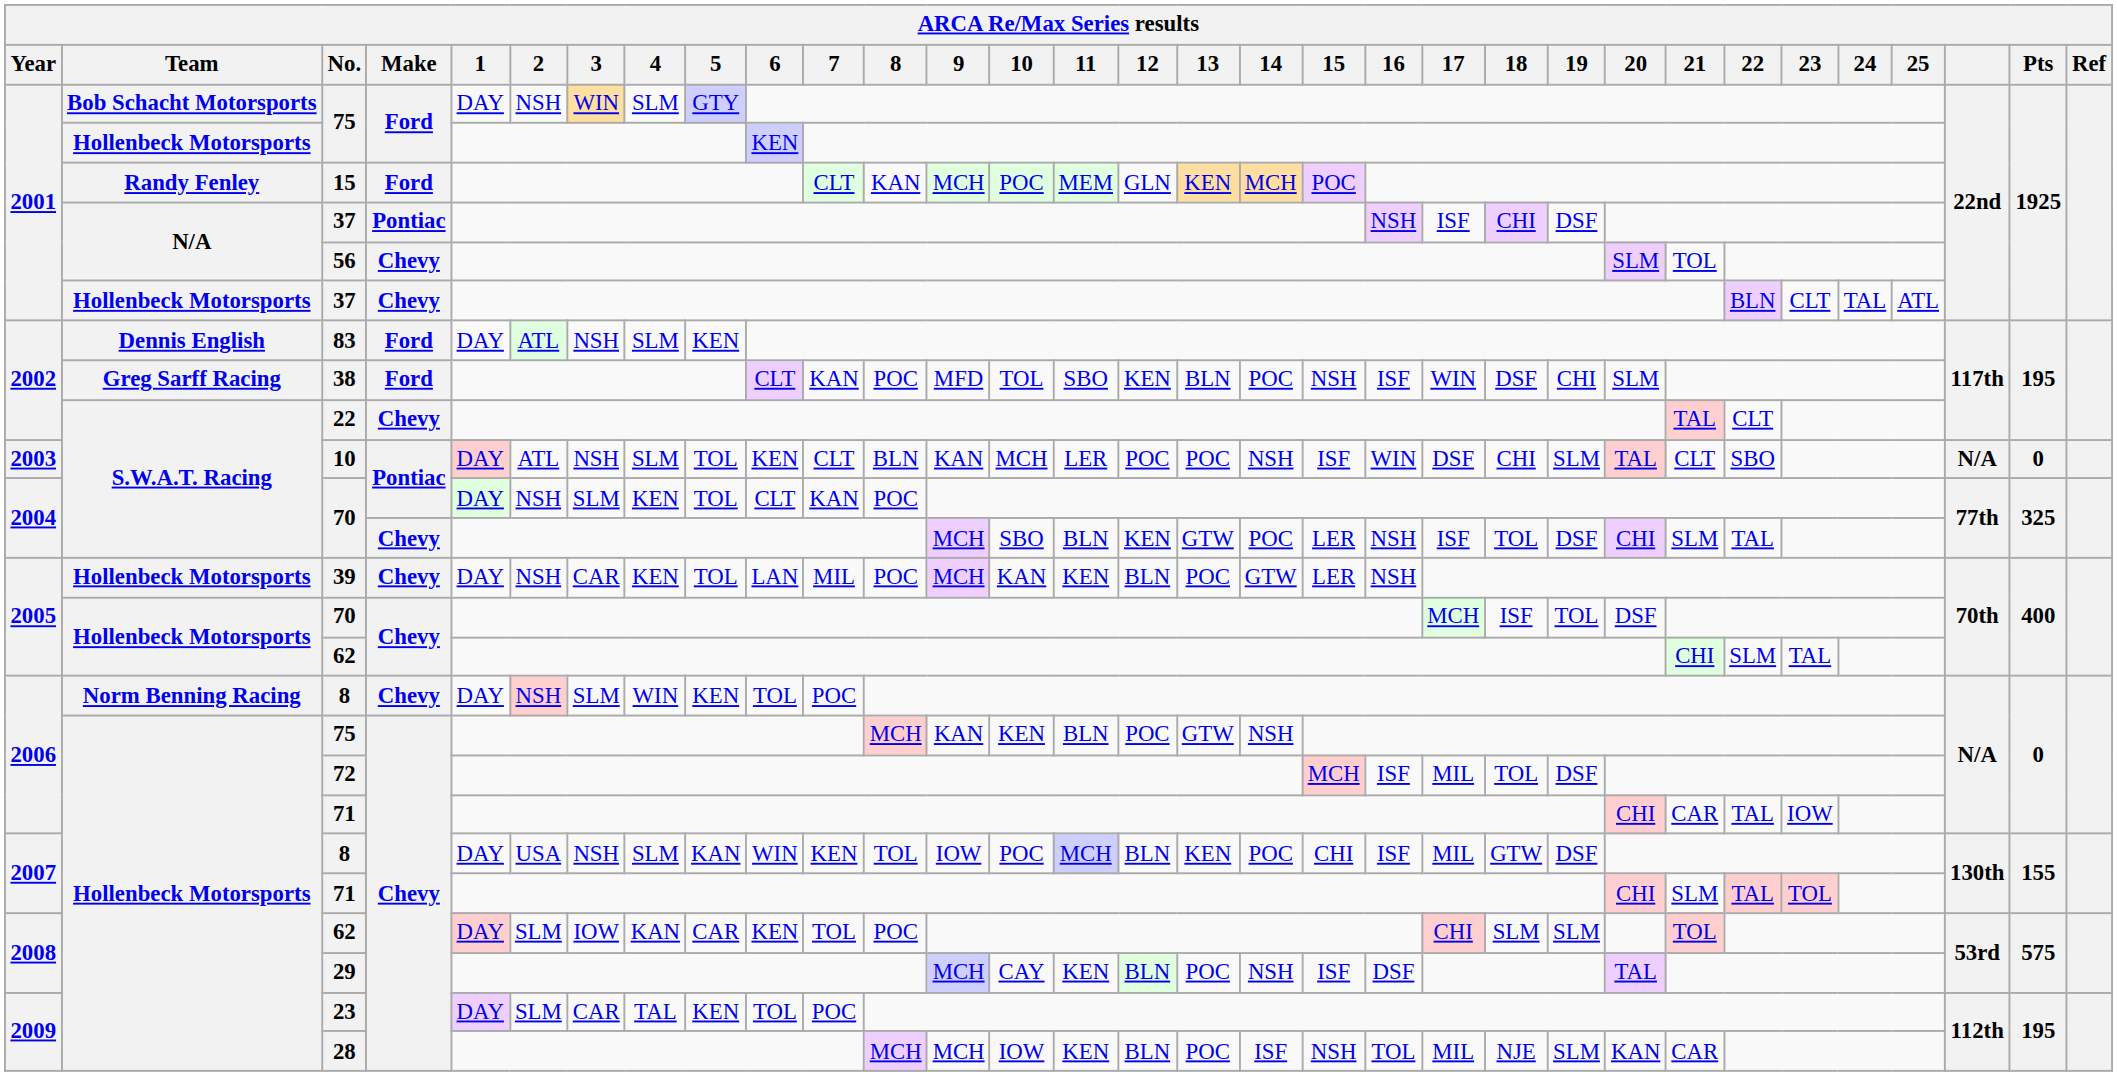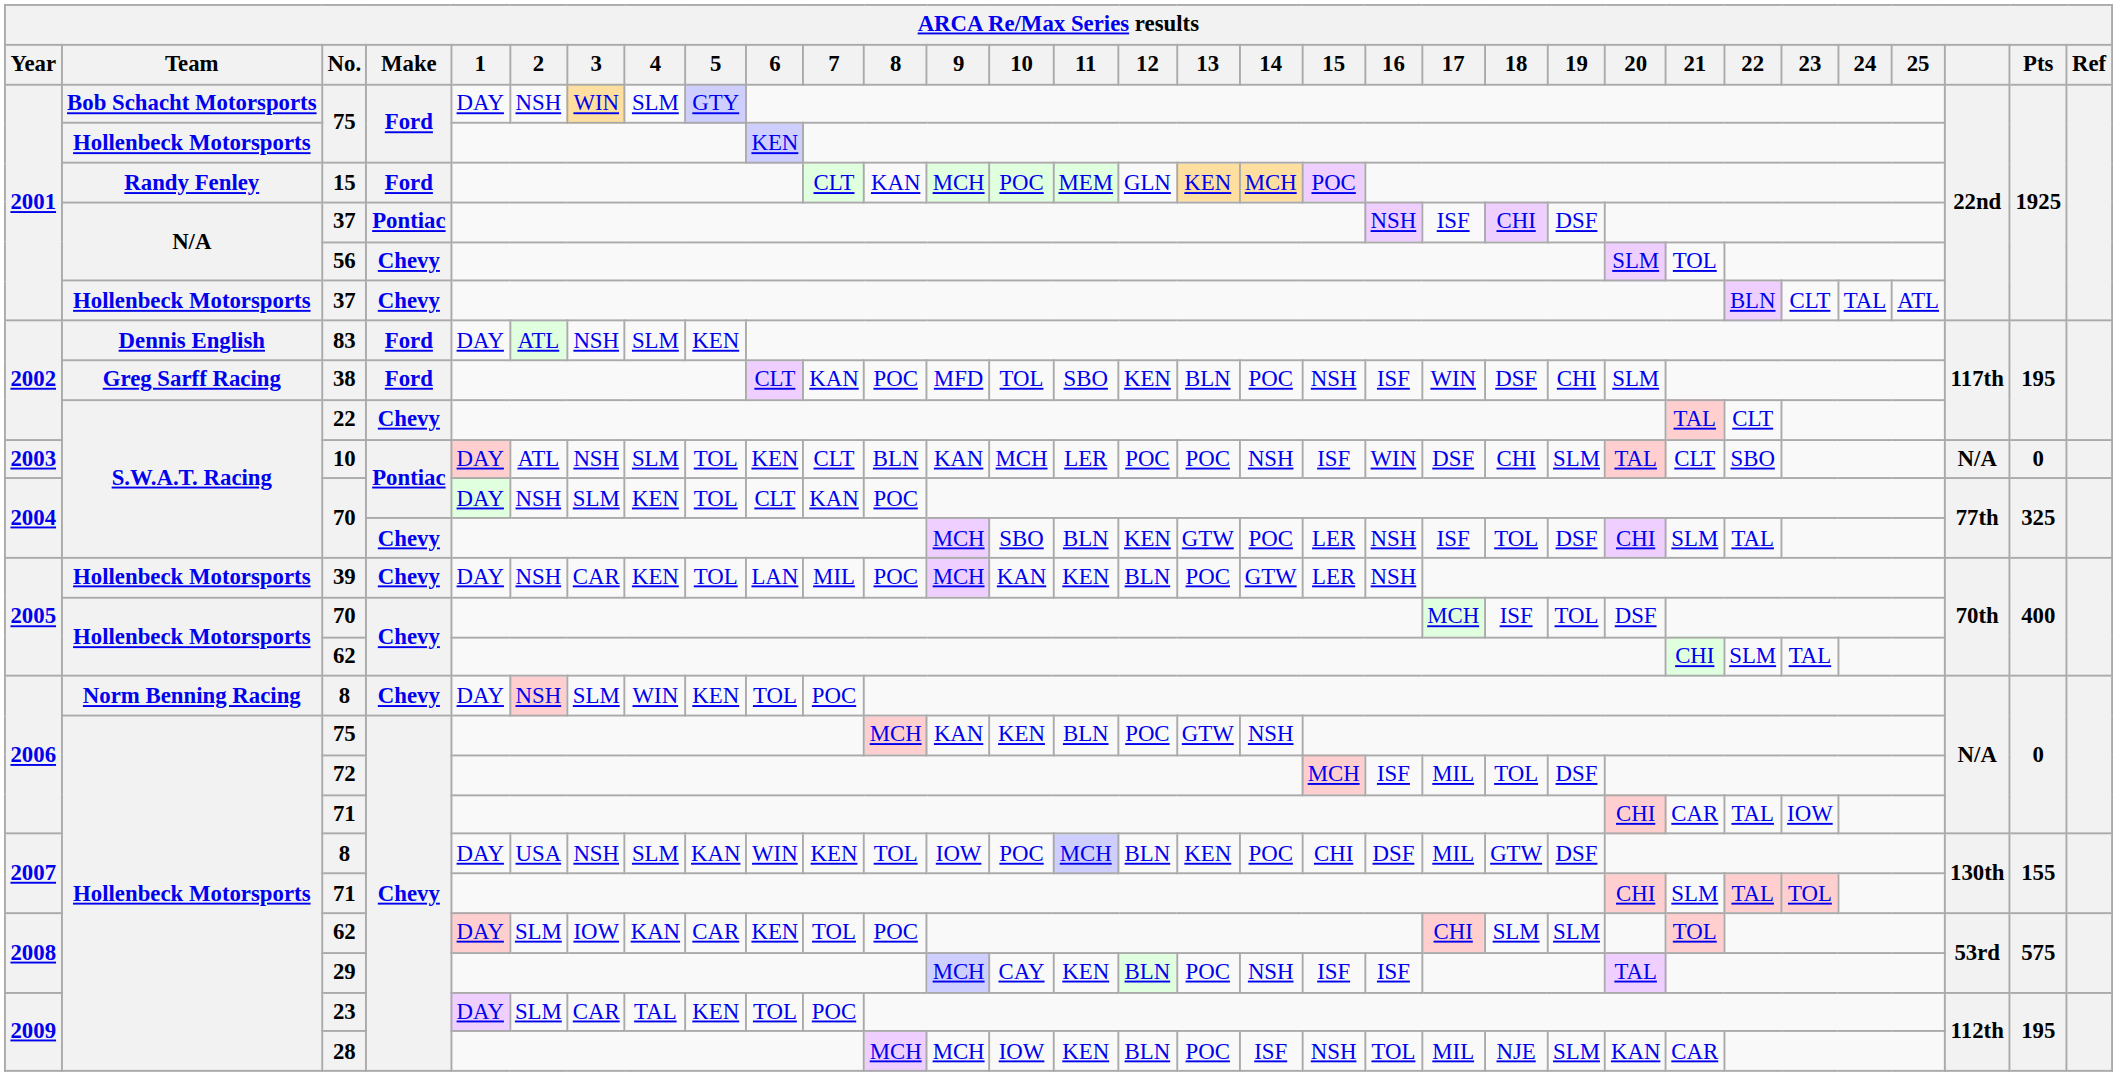(1393, 853) ISF -> (1393, 853) DSF
(1393, 971) DSF -> (1393, 971) ISF
